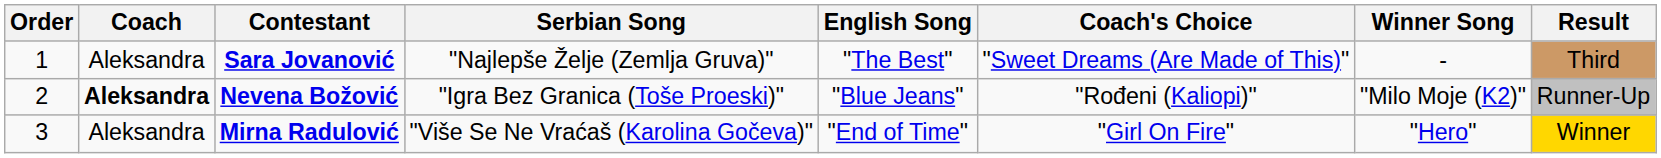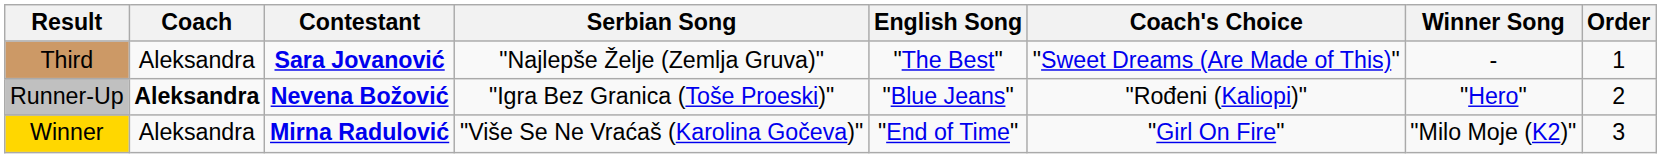columns swapped: (42, 22) <-> (1593, 22)
(1443, 96) "Milo Moje (K2)" -> (1493, 96) "Hero"
(1443, 133) "Hero" -> (1493, 133) "Milo Moje (K2)"
